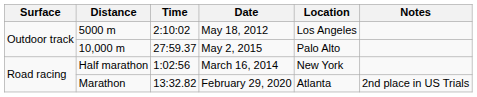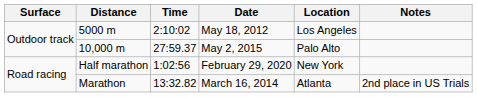(240, 65) March 16, 2014 -> (246, 65) February 29, 2020
(246, 83) February 29, 2020 -> (240, 83) March 16, 2014
